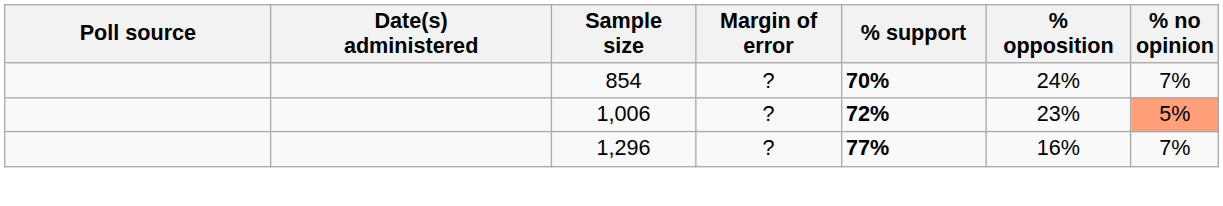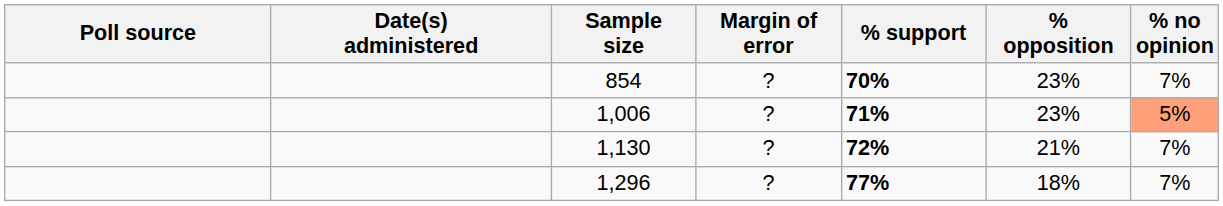(1058, 80) 24% -> (1058, 80) 23%
(868, 114) 72% -> (868, 114) 71%
+ row: (624, 148)
(1058, 148) 16% -> (1058, 182) 18%
